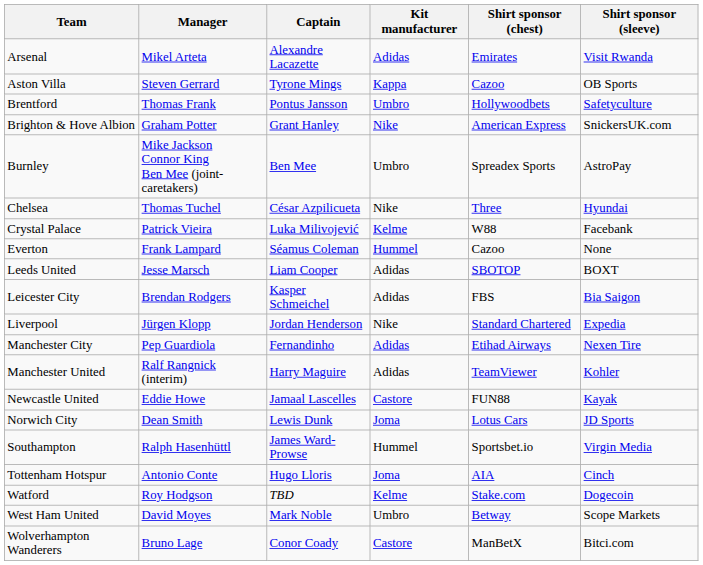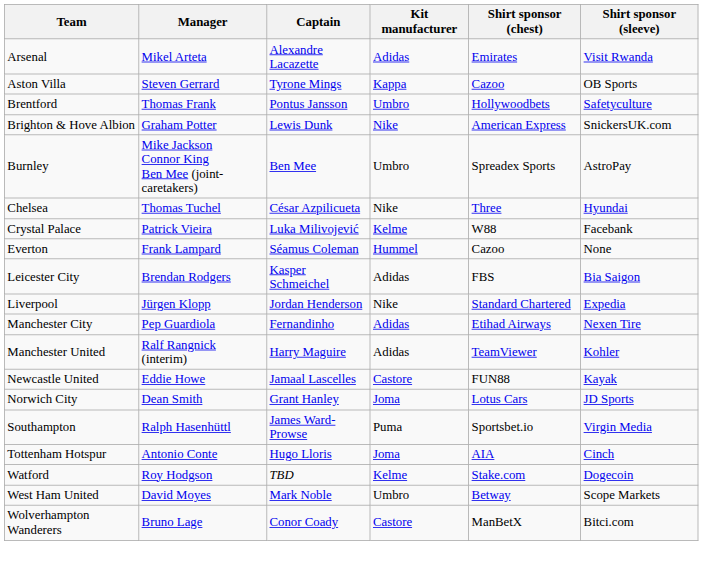(304, 124) Grant Hanley -> (301, 124) Lewis Dunk
- row: (42, 269)
(301, 419) Lewis Dunk -> (304, 399) Grant Hanley
(395, 447) Hummel -> (388, 427) Puma
